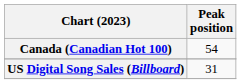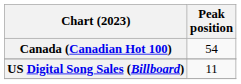(212, 68) 31 -> (212, 68) 11
